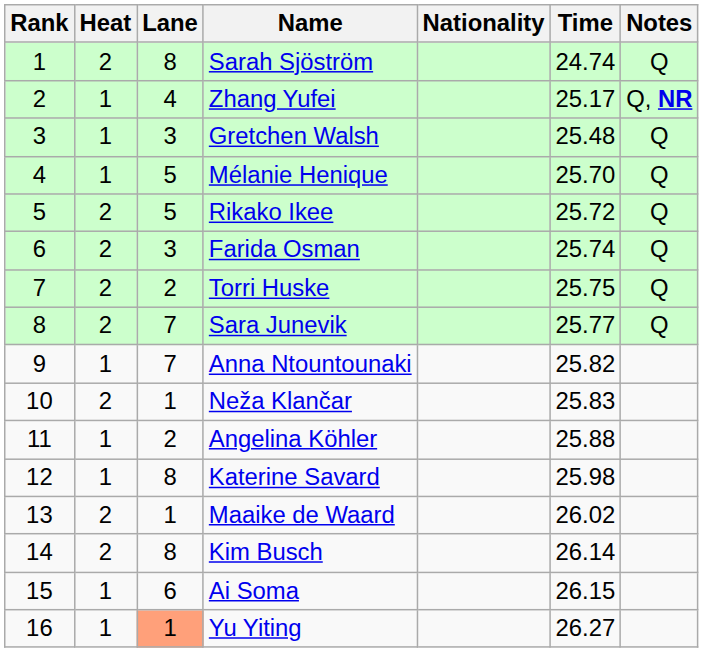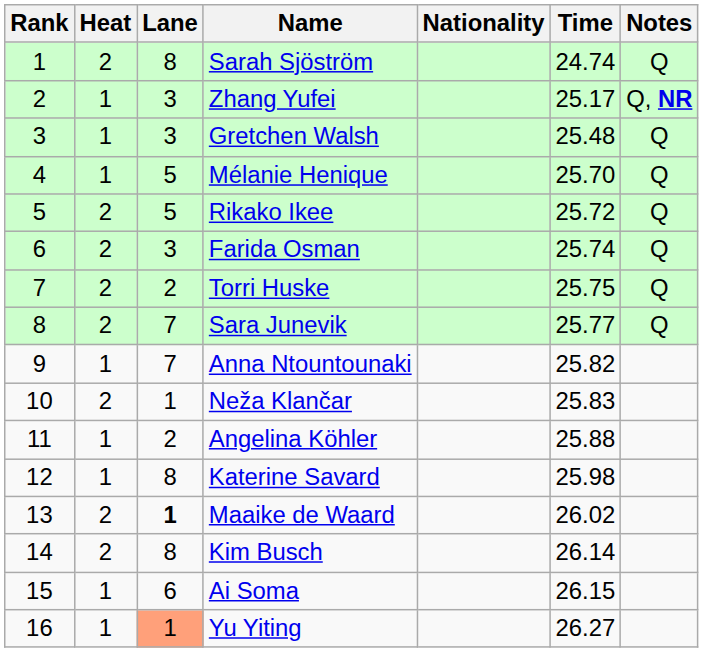(170, 99) 4 -> (170, 99) 3
(170, 514) normal -> (170, 514) bold
